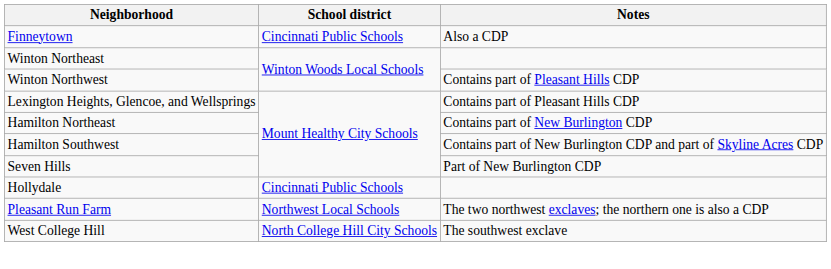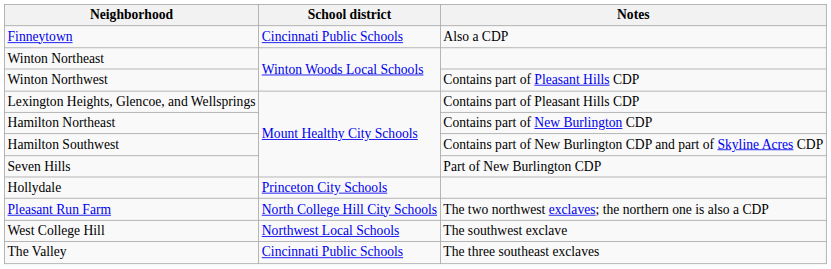(332, 187) Cincinnati Public Schools -> (324, 187) Princeton City Schools
(331, 209) Northwest Local Schools -> (349, 209) North College Hill City Schools
(349, 230) North College Hill City Schools -> (331, 230) Northwest Local Schools
+ row: (37, 252)
